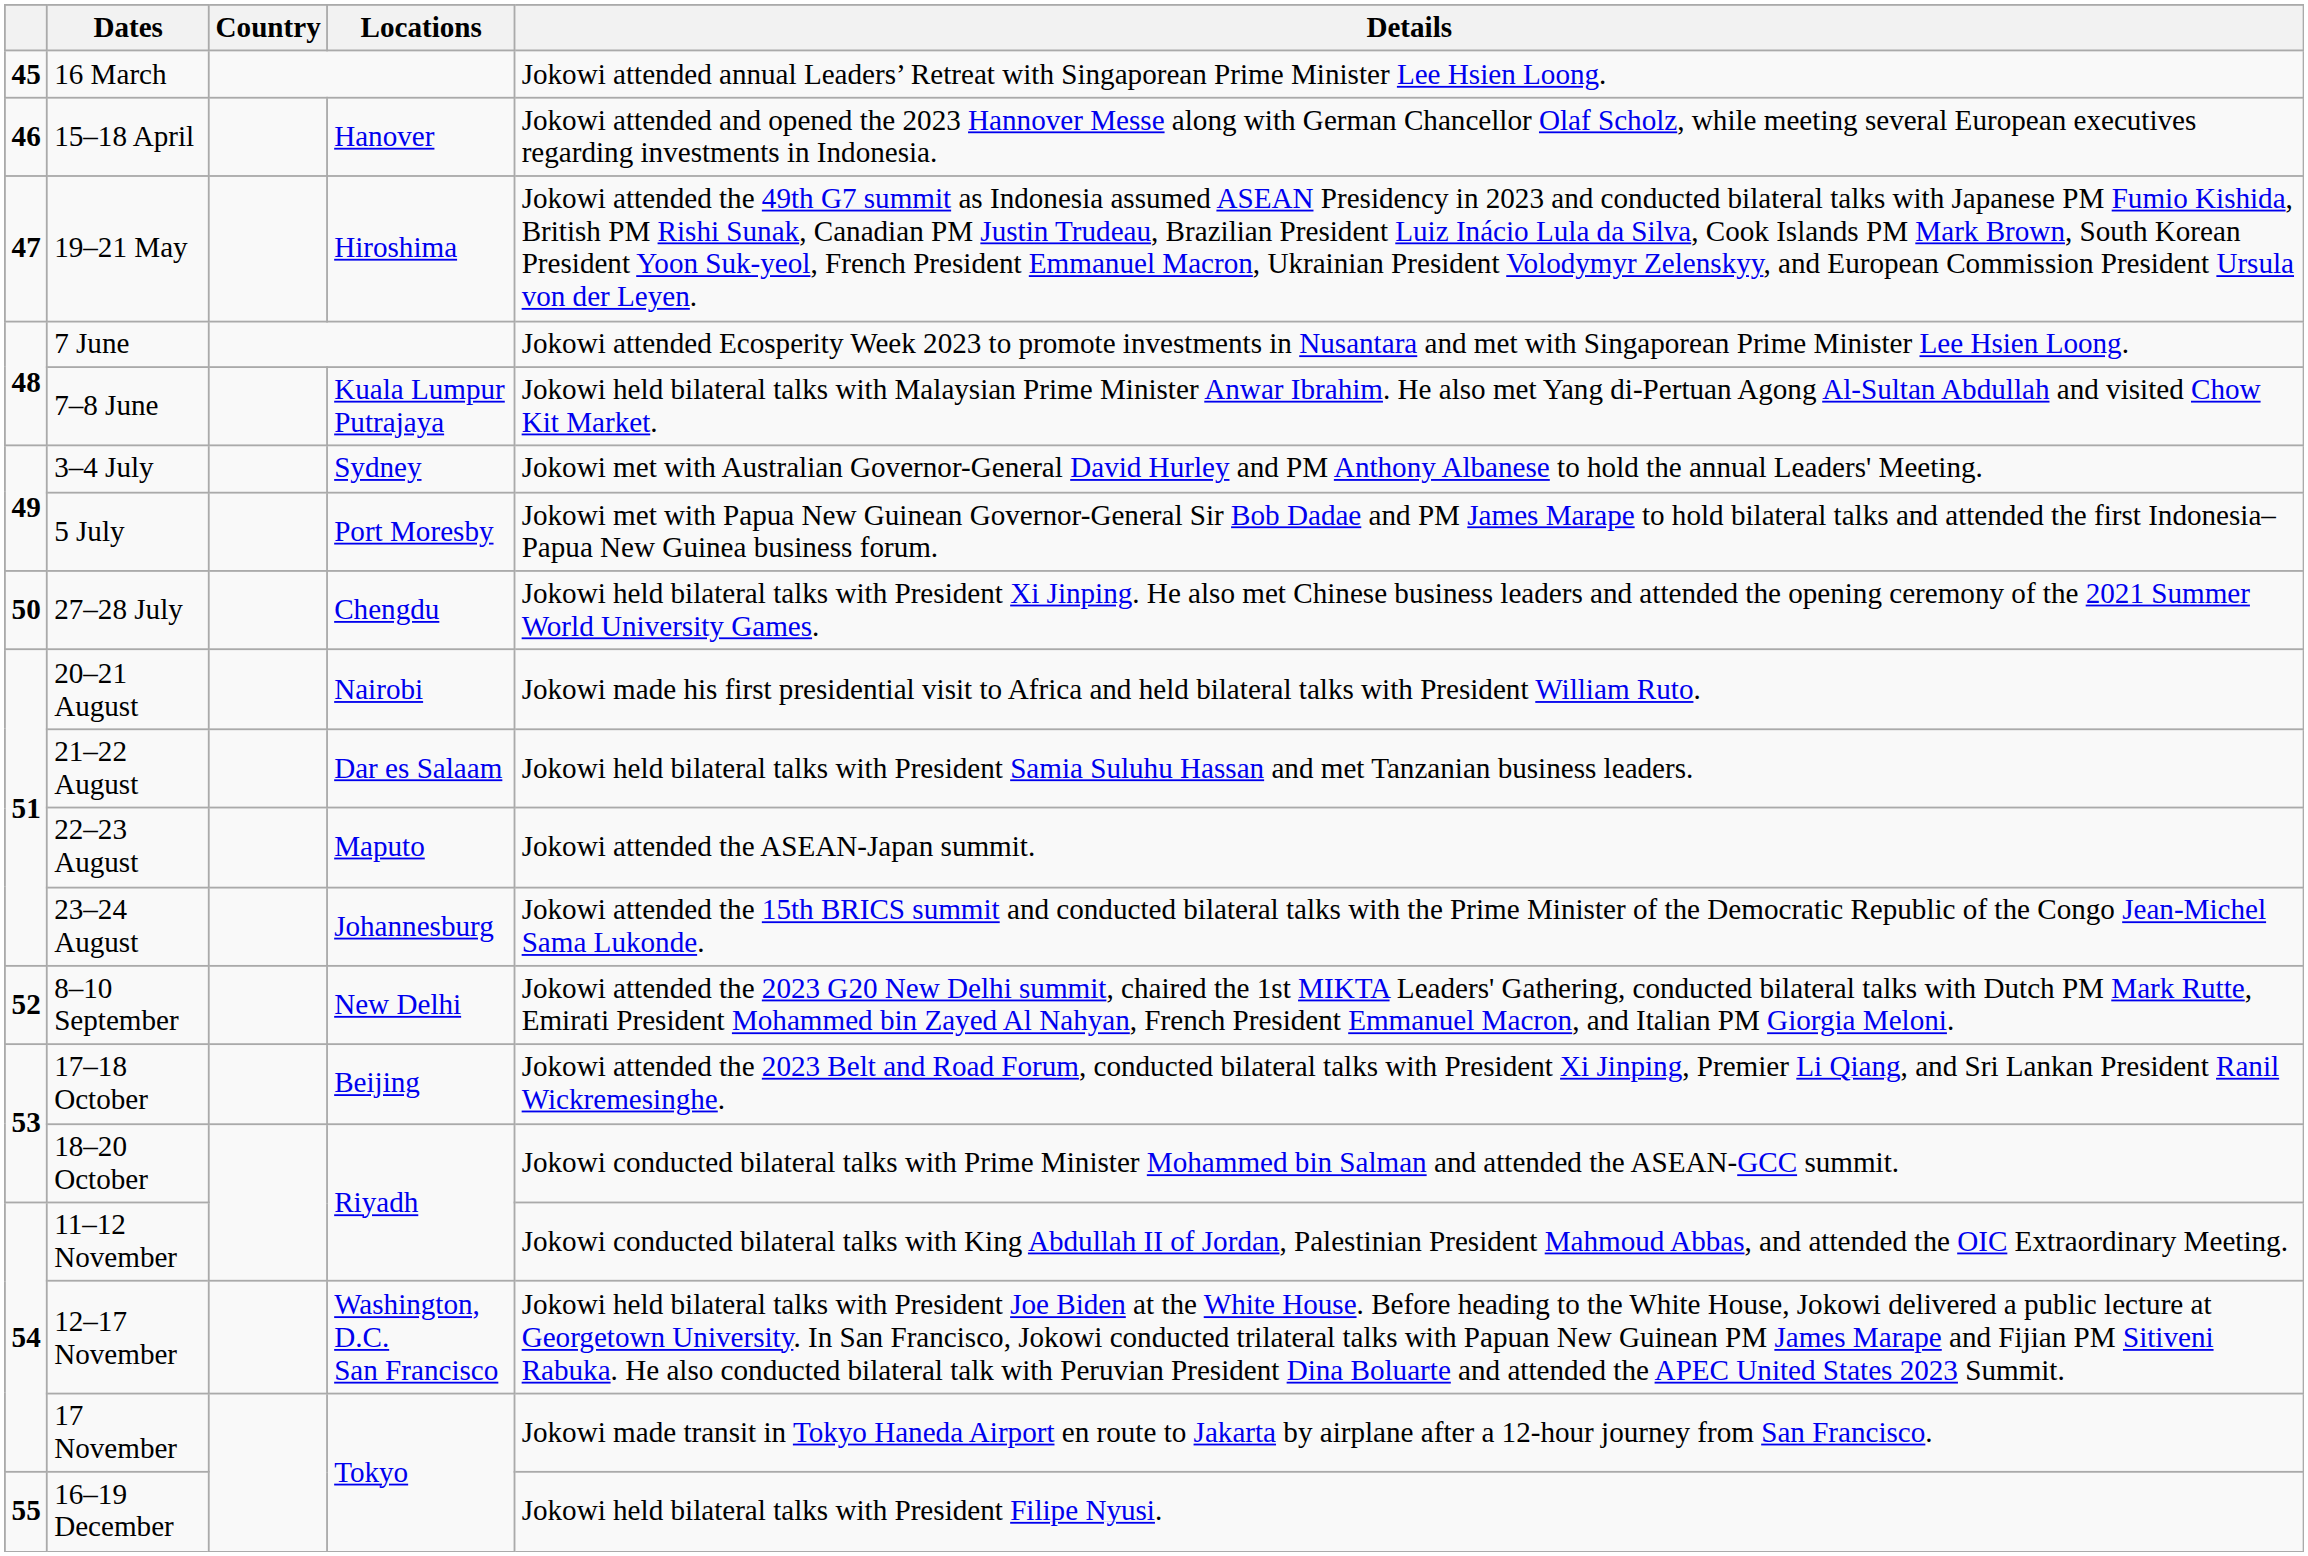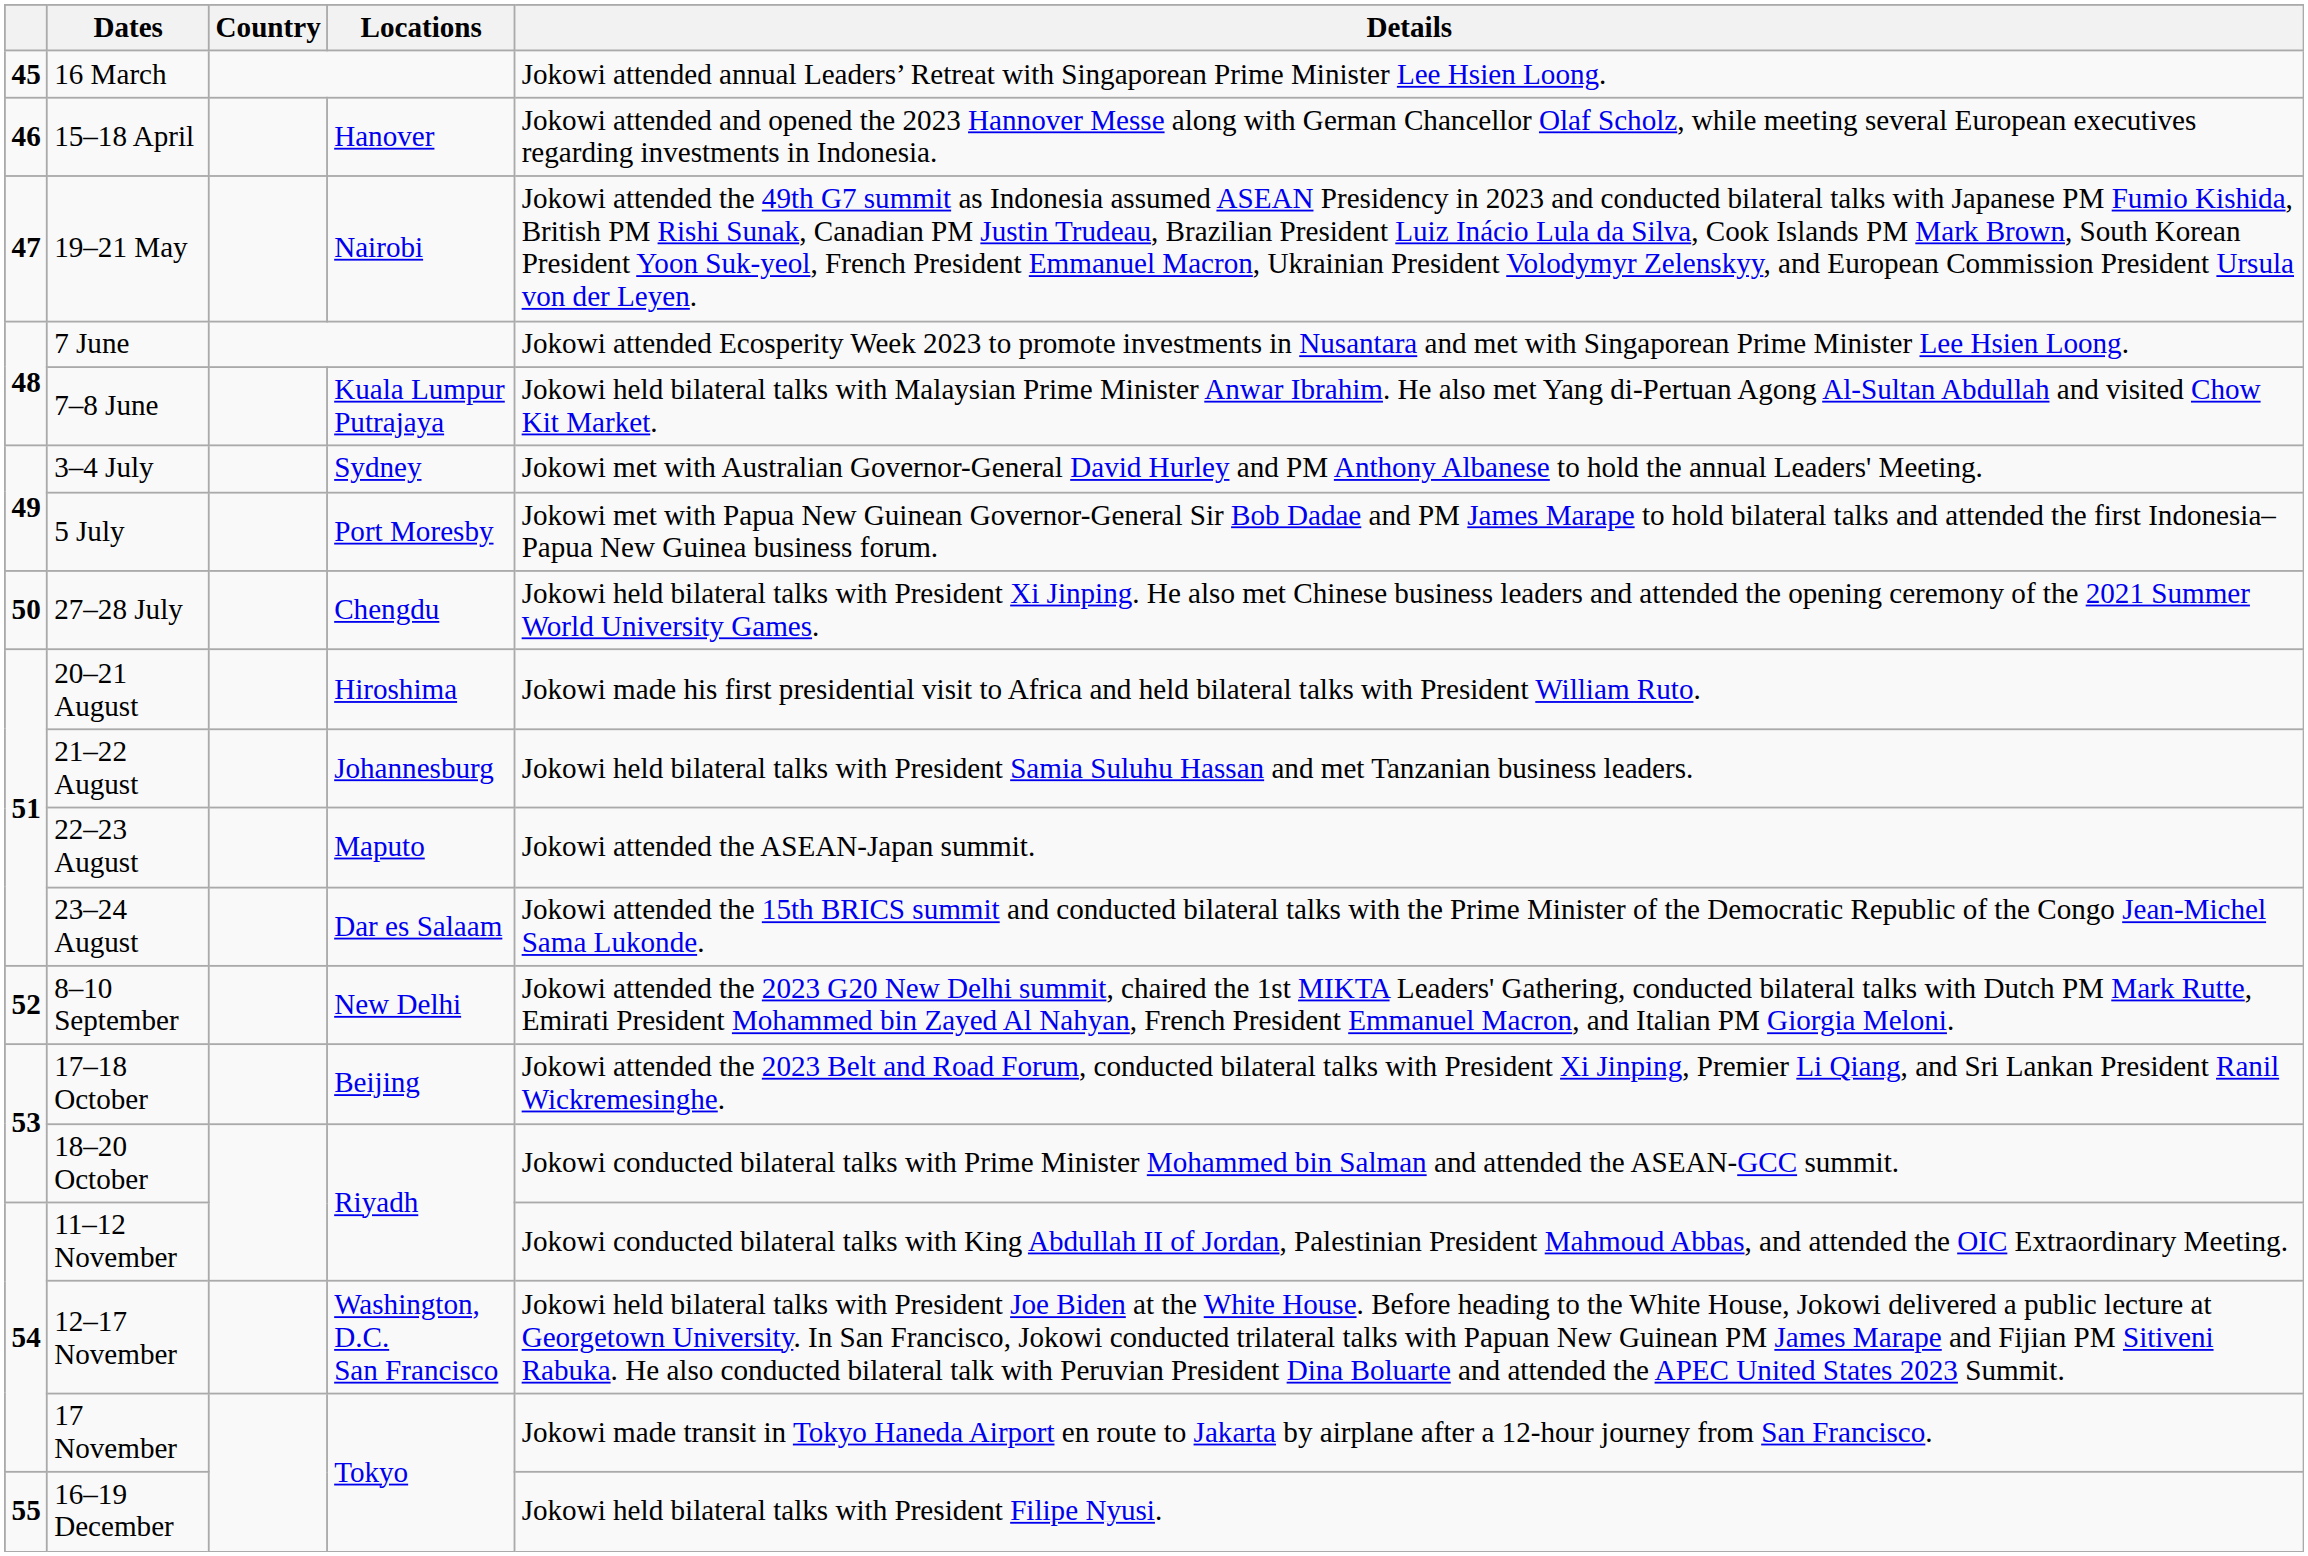(396, 248) Hiroshima -> (379, 248) Nairobi
(379, 688) Nairobi -> (396, 688) Hiroshima
(418, 767) Dar es Salaam -> (414, 767) Johannesburg
(414, 925) Johannesburg -> (418, 925) Dar es Salaam
